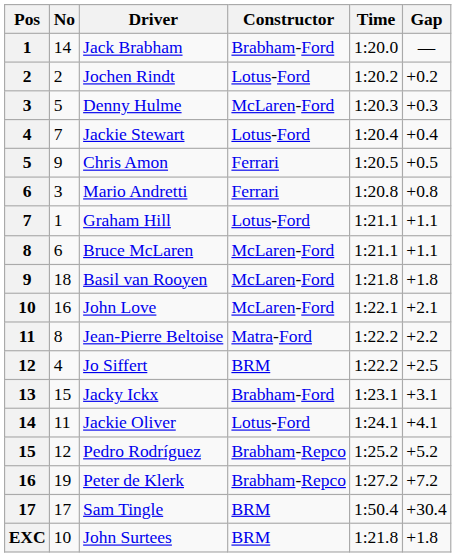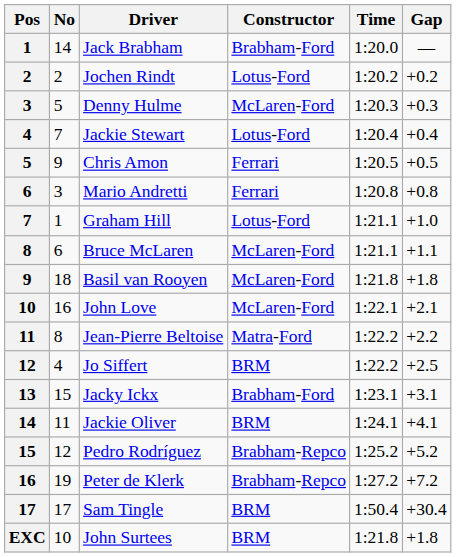(422, 220) +1.1 -> (422, 220) +1.0
(271, 422) Lotus-Ford -> (251, 422) BRM
